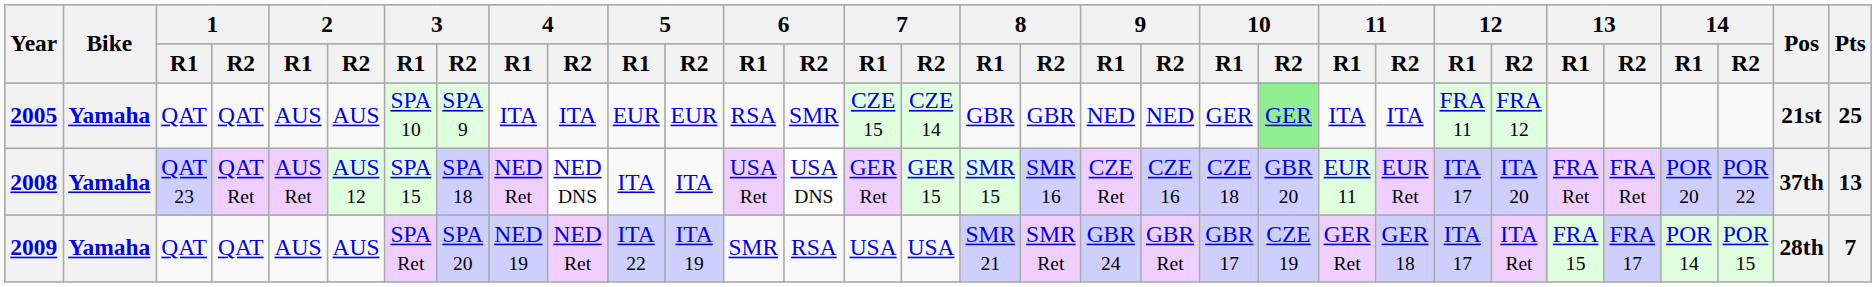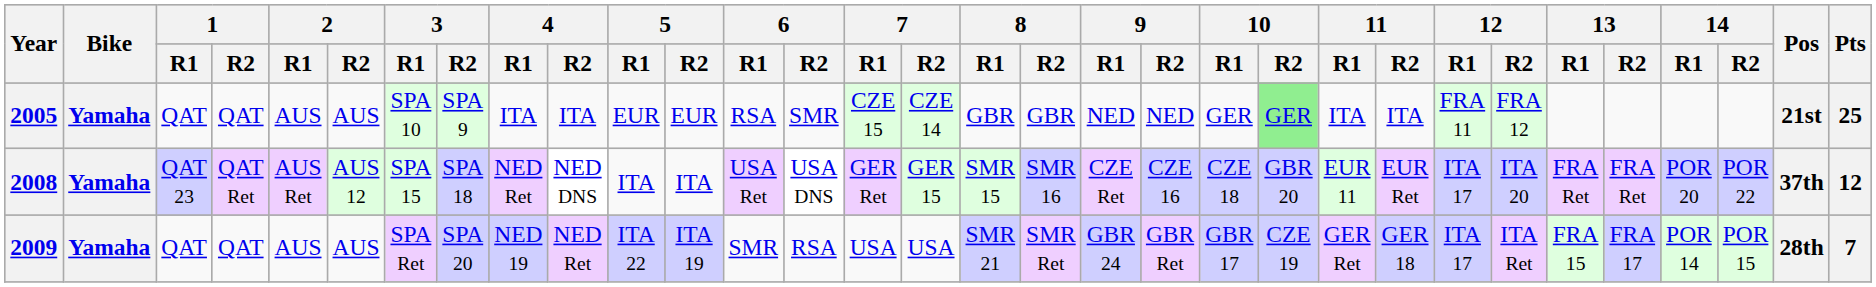(1850, 181) 13 -> (1850, 181) 12
